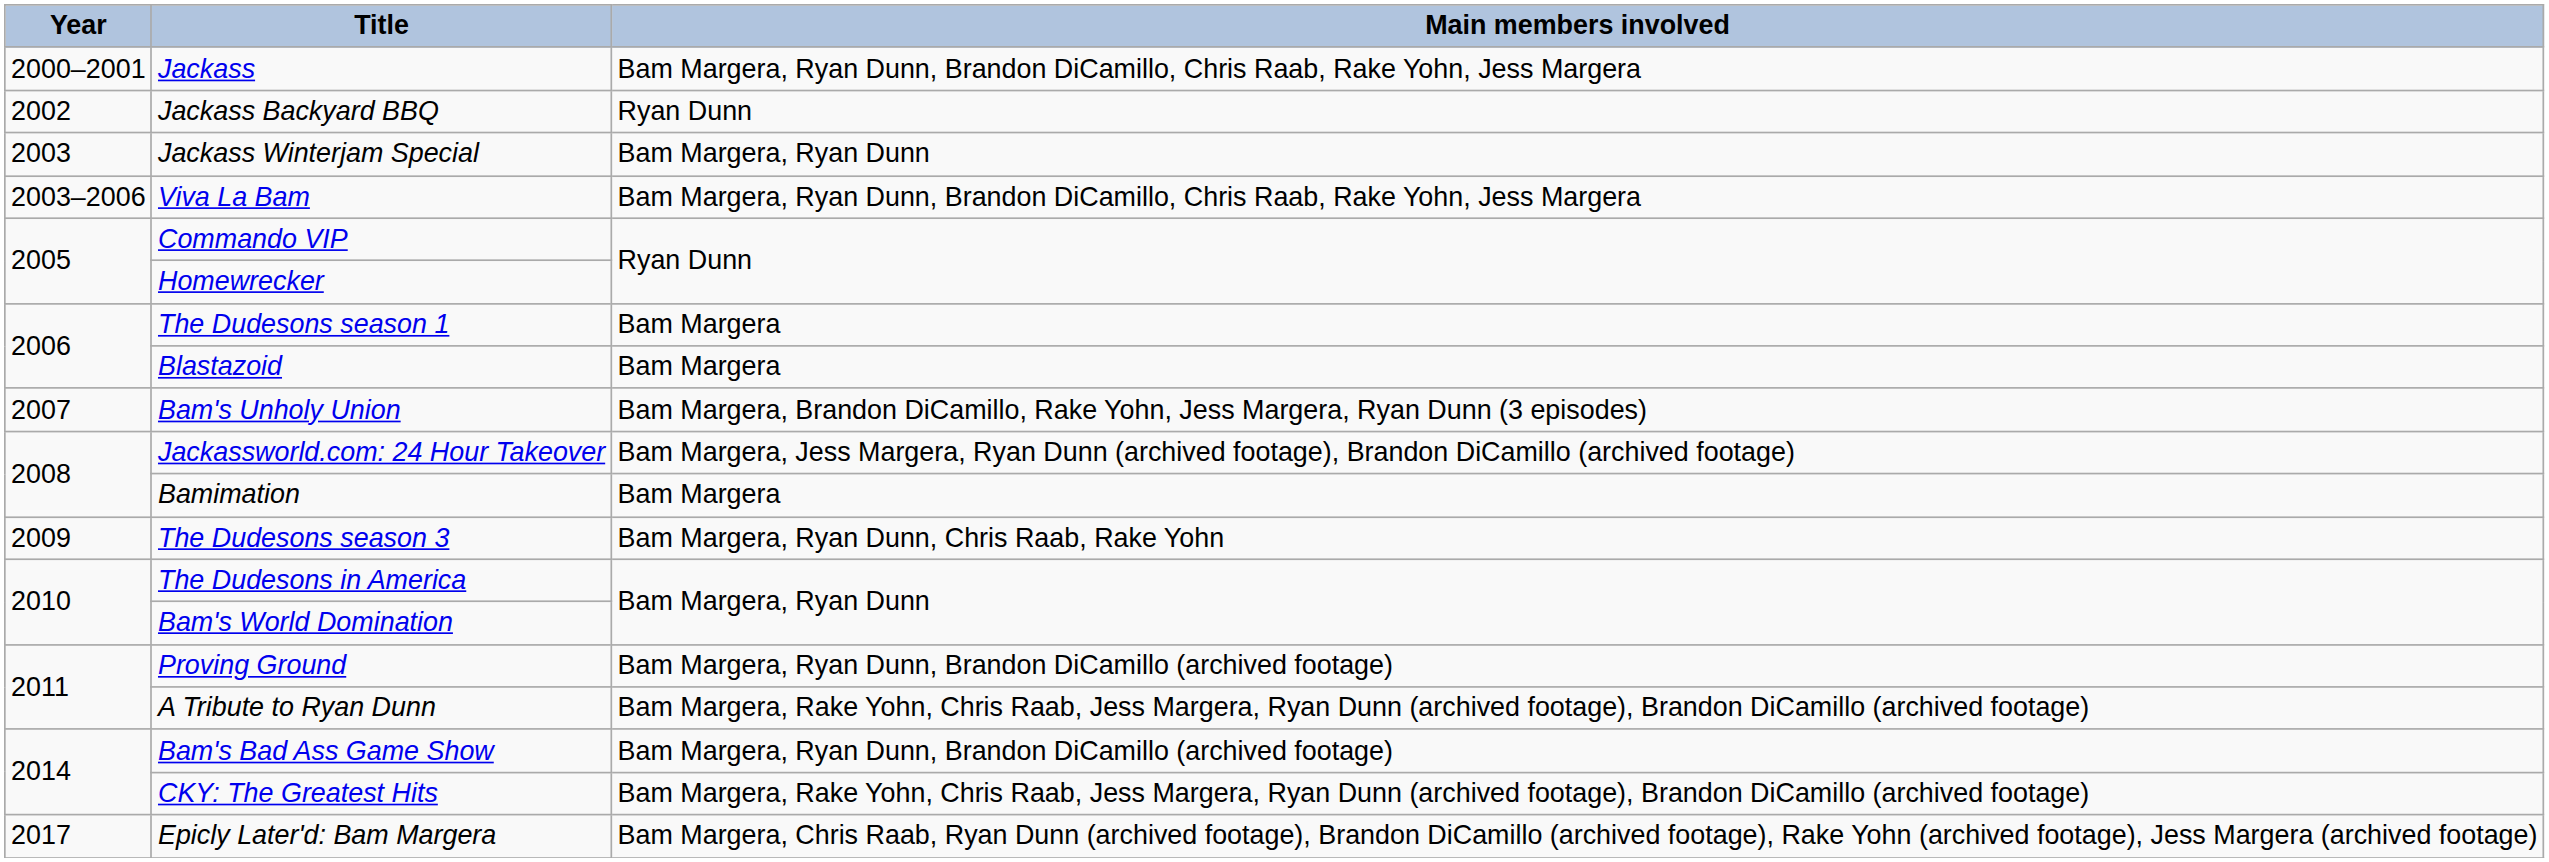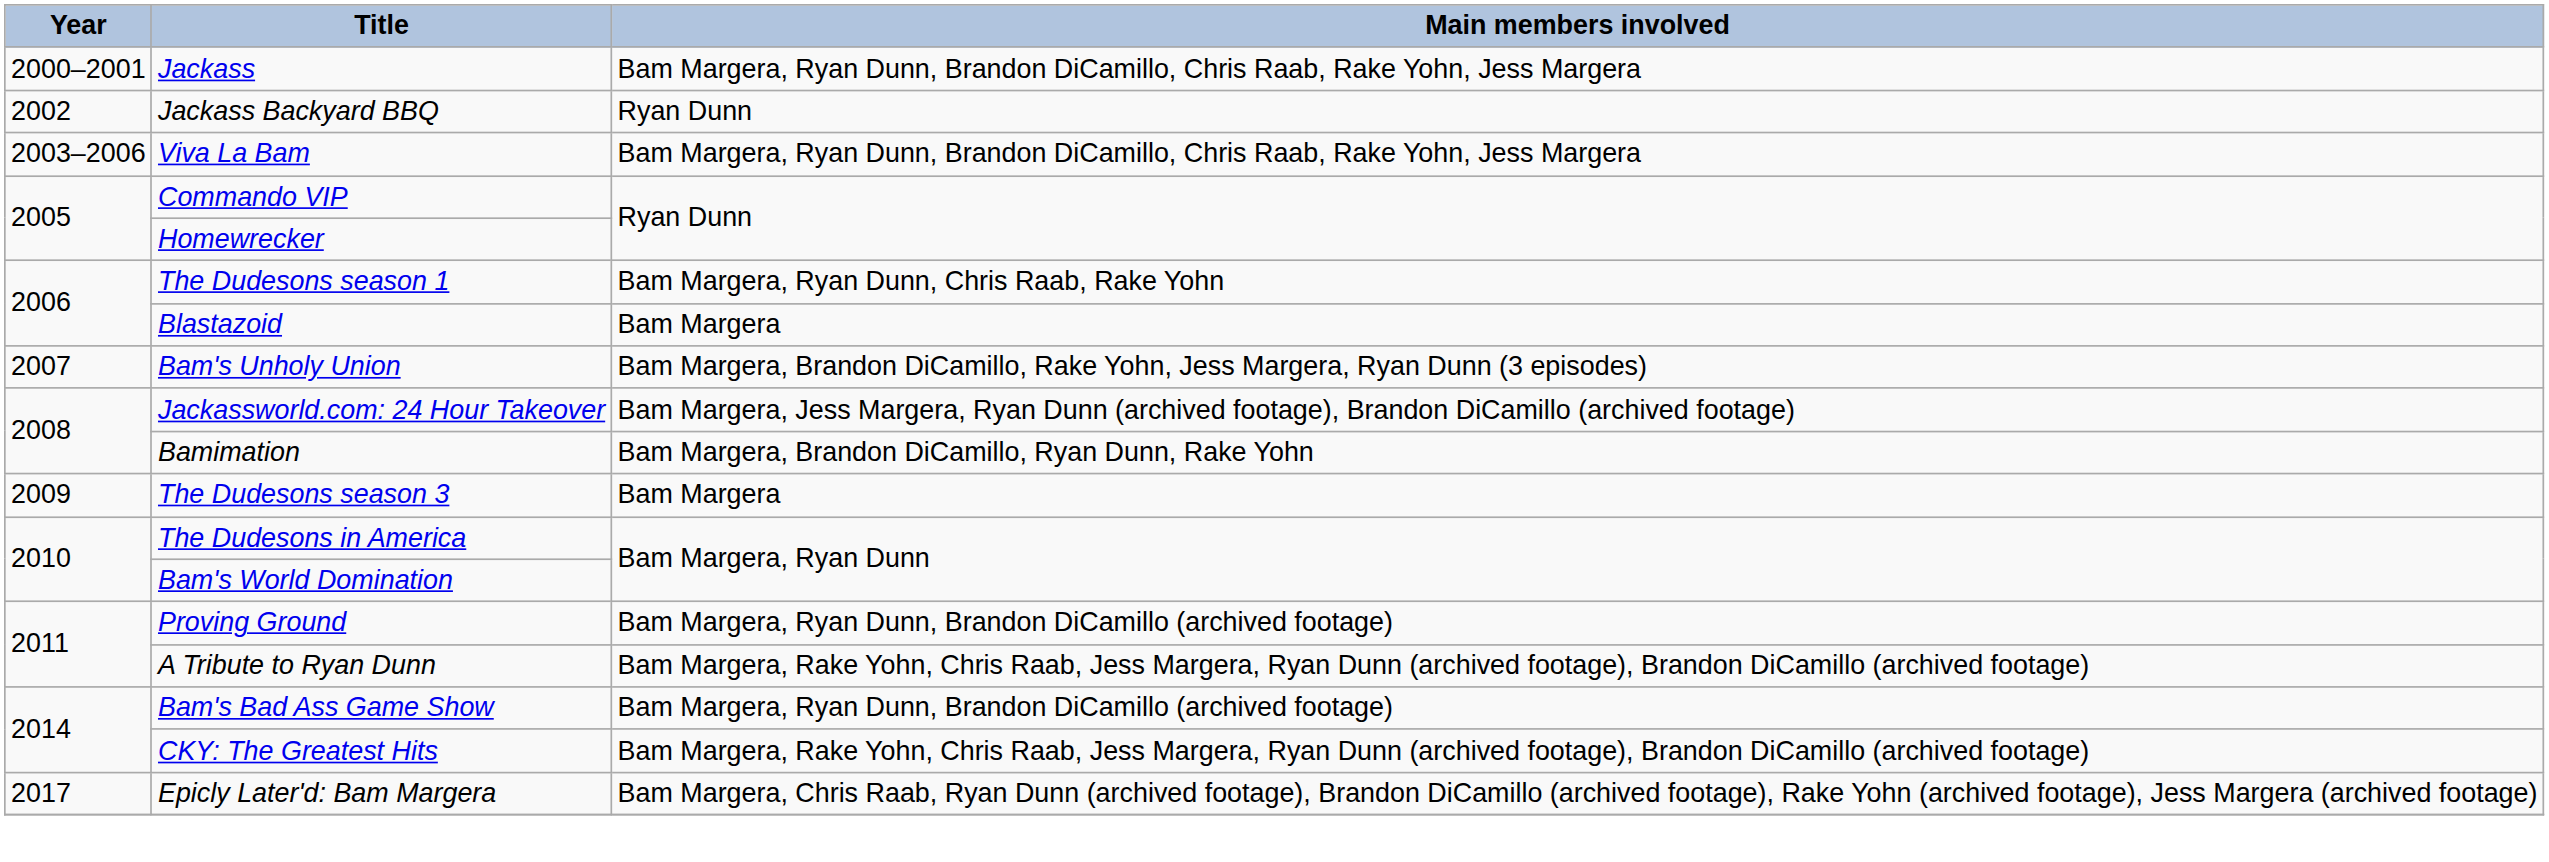- row: (318, 153)
(699, 324) Bam Margera -> (921, 281) Bam Margera, Ryan Dunn, Chris Raab, Rake Yohn
(699, 494) Bam Margera -> (966, 452) Bam Margera, Brandon DiCamillo, Ryan Dunn, Rake Yohn
(921, 537) Bam Margera, Ryan Dunn, Chris Raab, Rake Yohn -> (699, 494) Bam Margera
